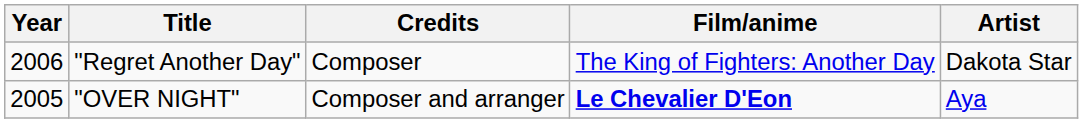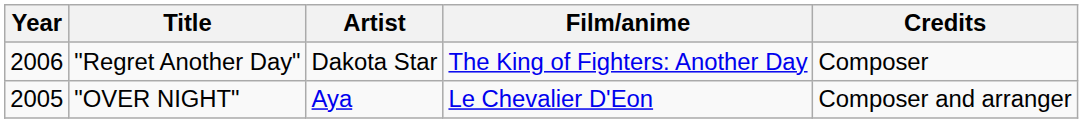columns swapped: (1009, 23) <-> (438, 23)
(684, 99) bold -> (551, 99) normal
